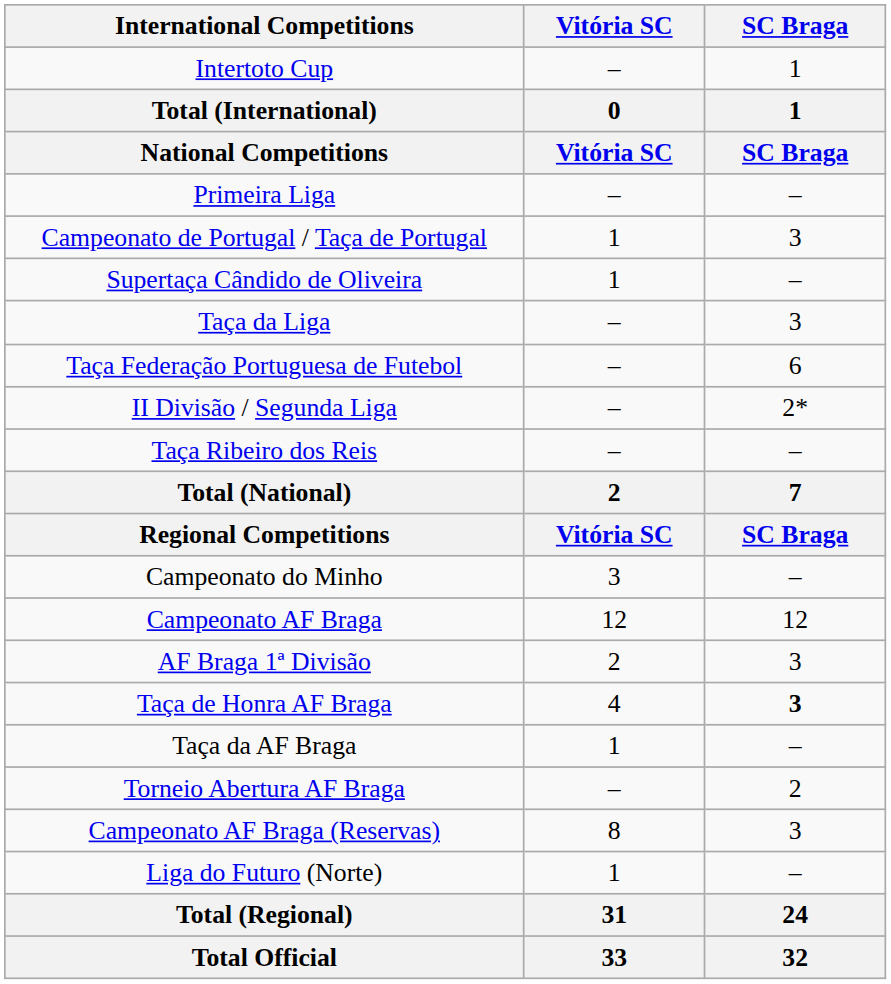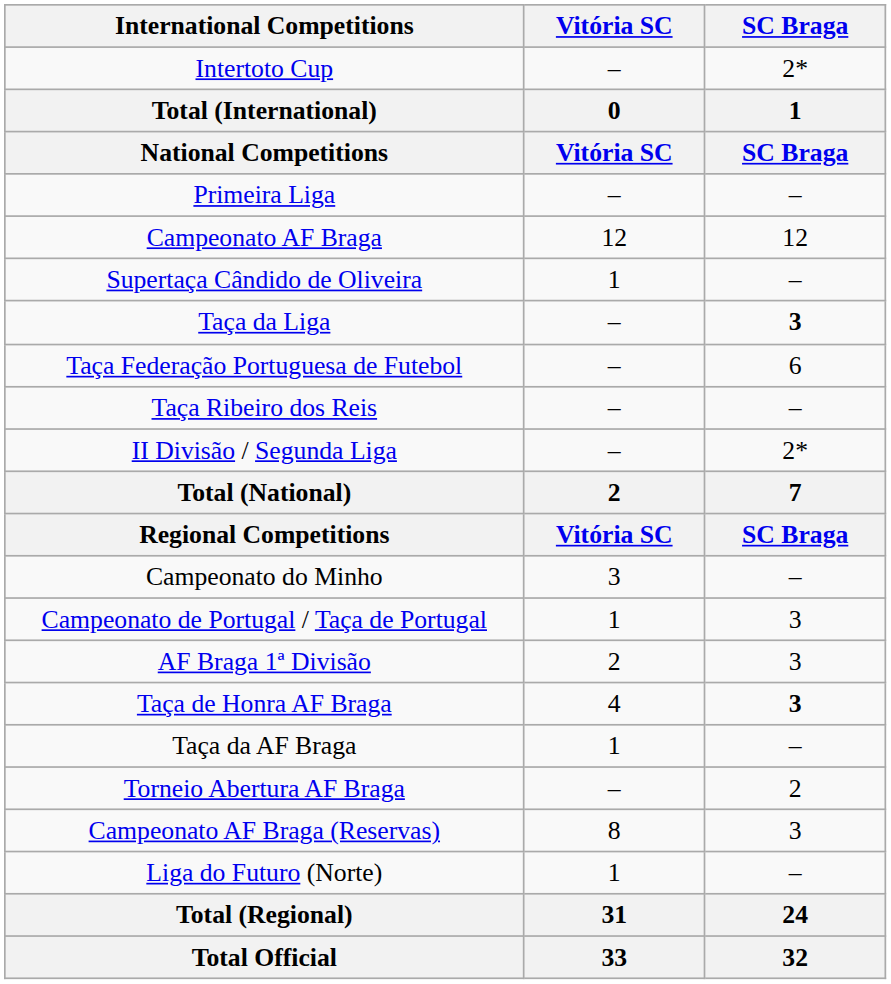(795, 68) 1 -> (795, 68) 2*
rows swapped: (264, 237) <-> (264, 618)
(795, 322) normal -> (795, 322) bold
rows swapped: (264, 449) <-> (264, 407)
